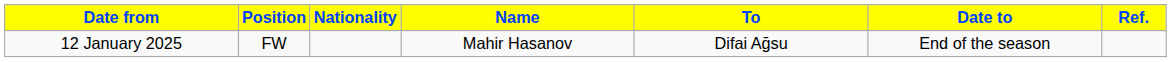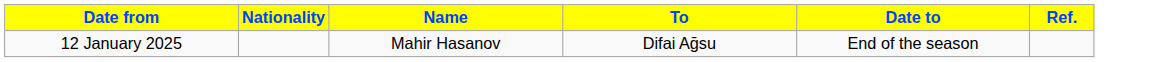- column: (274, 18)
